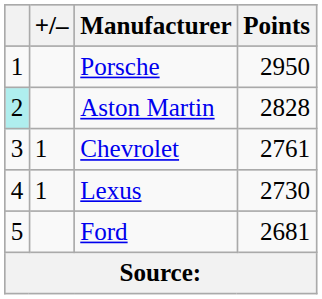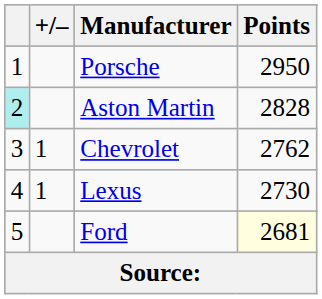(285, 149) 2761 -> (285, 149) 2762
(285, 232) no background -> (285, 232) lightyellow background
